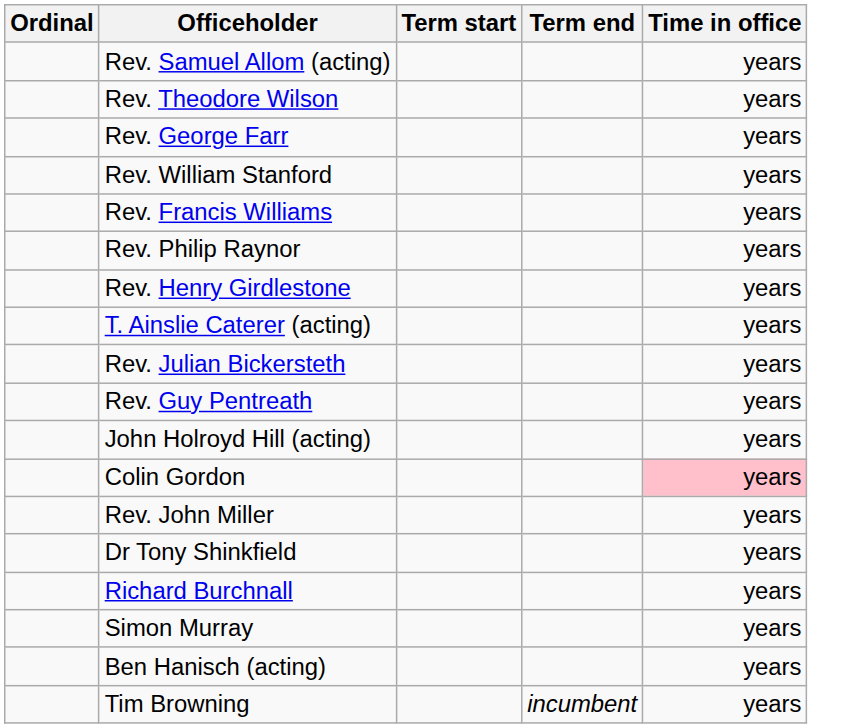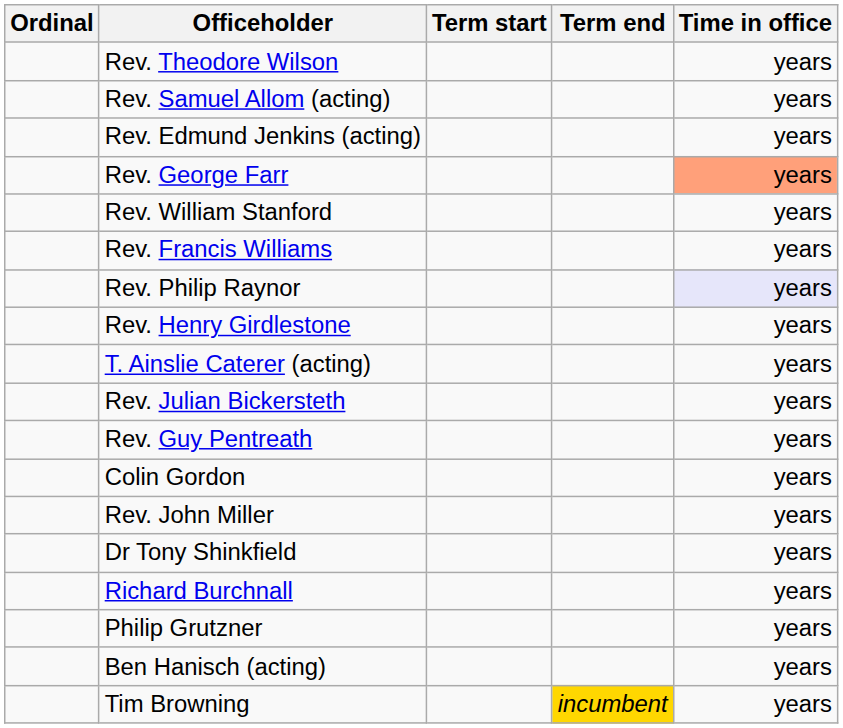rows swapped: (222, 99) <-> (248, 61)
+ row: (263, 136)
(772, 136) no background -> (803, 174) lightsalmon background
(772, 250) no background -> (803, 288) lavender background
- row: (238, 439)
(772, 477) pink background -> (803, 477) no background
+ row: (184, 628)
- row: (179, 628)
(582, 703) no background -> (613, 703) gold background
